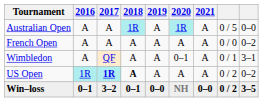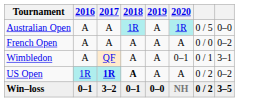- column: (205, 12)
